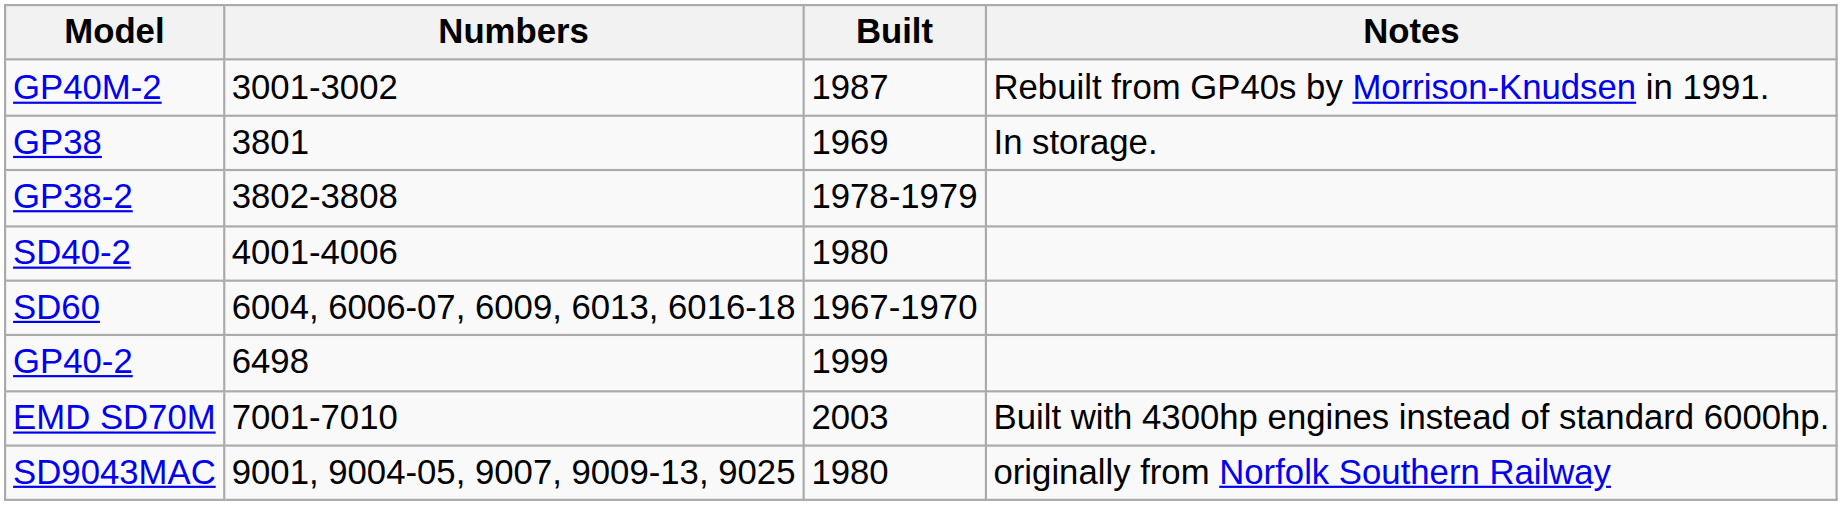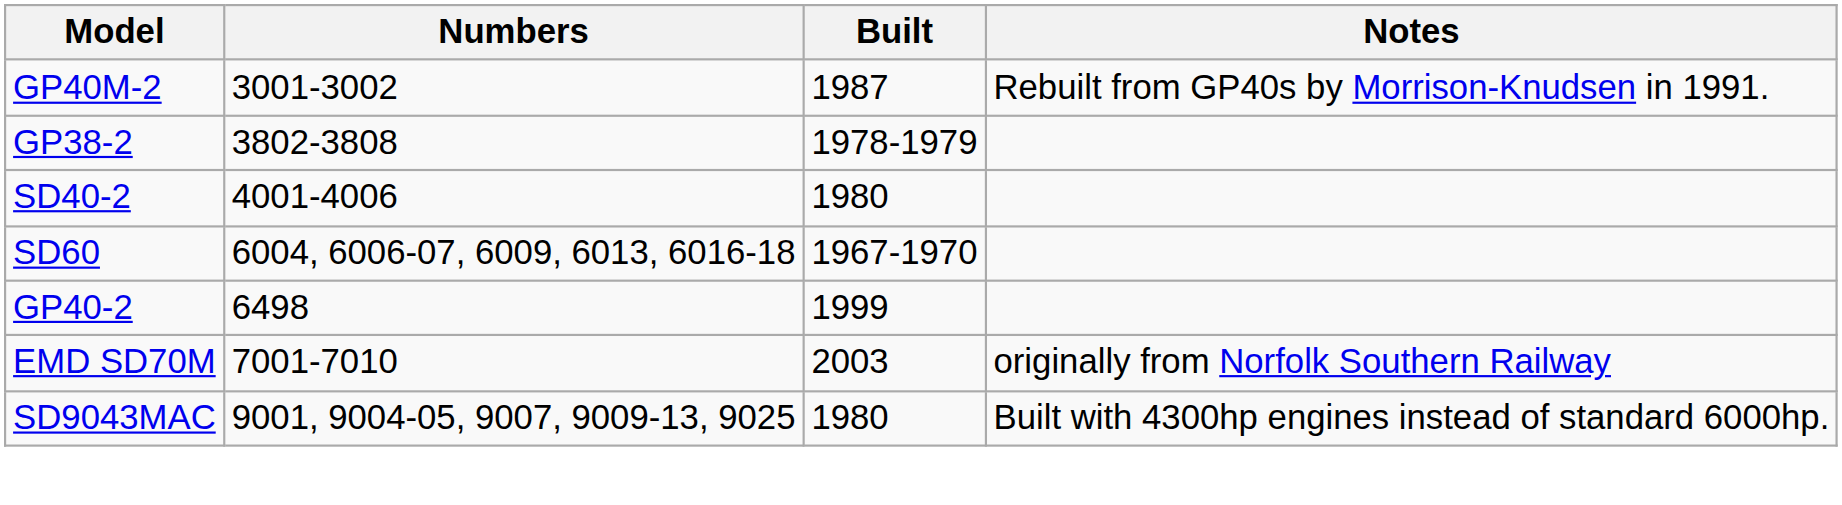- row: (57, 142)
(1411, 417) Built with 4300hp engines instead of standard 6000hp. -> (1302, 362) originally from Norfolk Southern Railway
(1302, 472) originally from Norfolk Southern Railway -> (1411, 417) Built with 4300hp engines instead of standard 6000hp.
